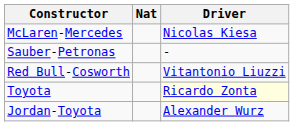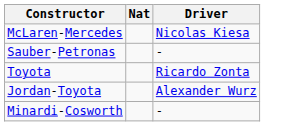- row: (69, 73)
(210, 92) lightyellow background -> (203, 73) no background
+ row: (65, 111)
